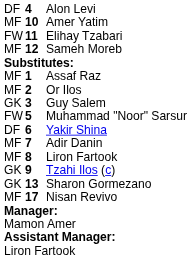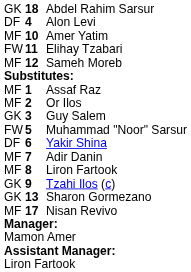+ row: (32, 9)
